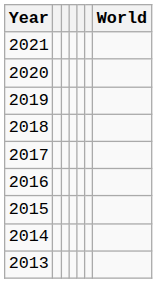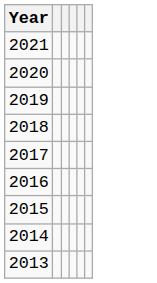- column: (122, 18)
